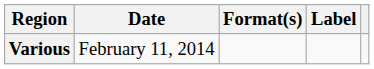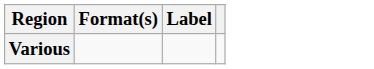- column: (147, 19)
